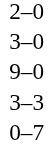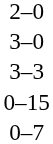- row: (27, 71)
+ row: (27, 102)
